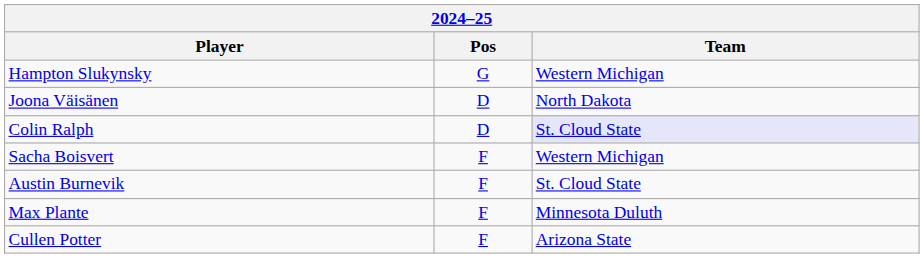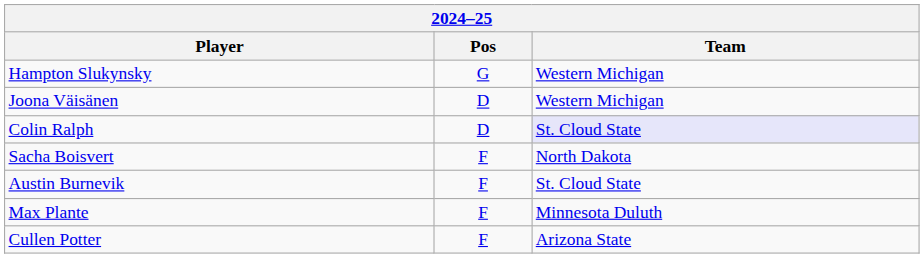(583, 101) North Dakota -> (600, 101) Western Michigan
(600, 156) Western Michigan -> (583, 156) North Dakota
